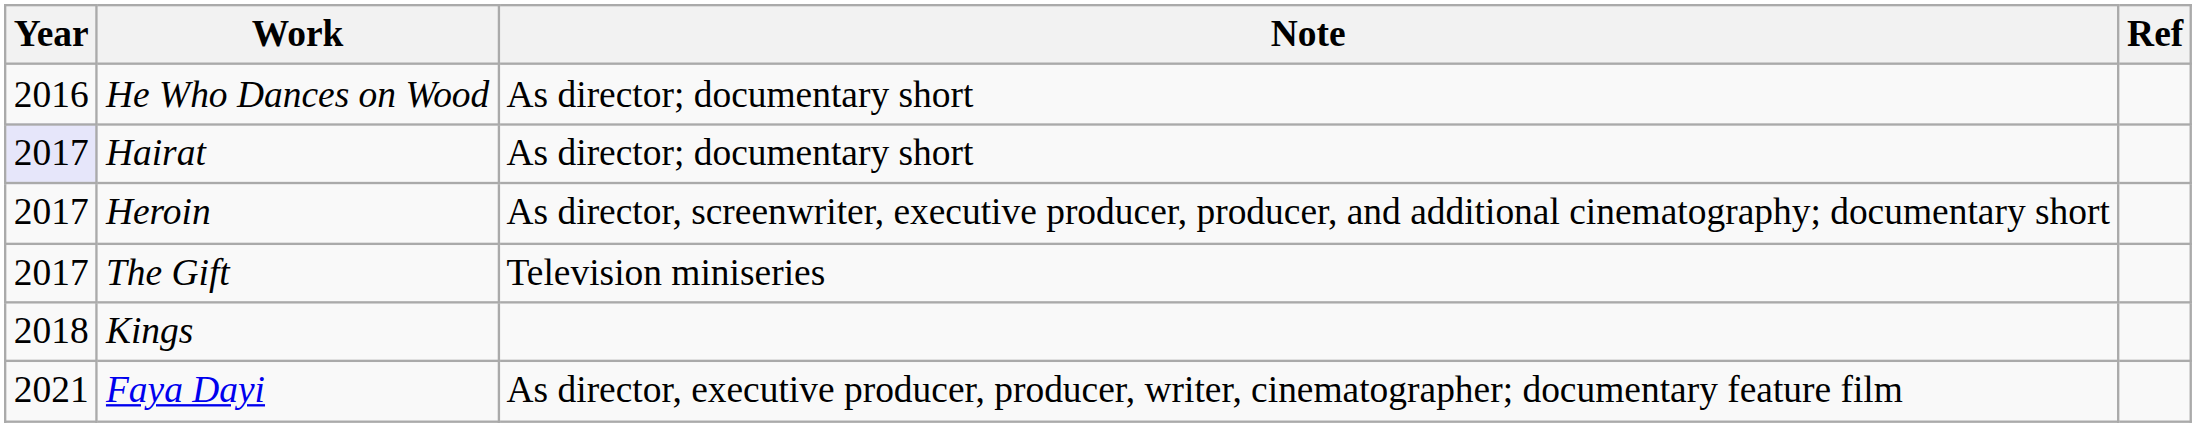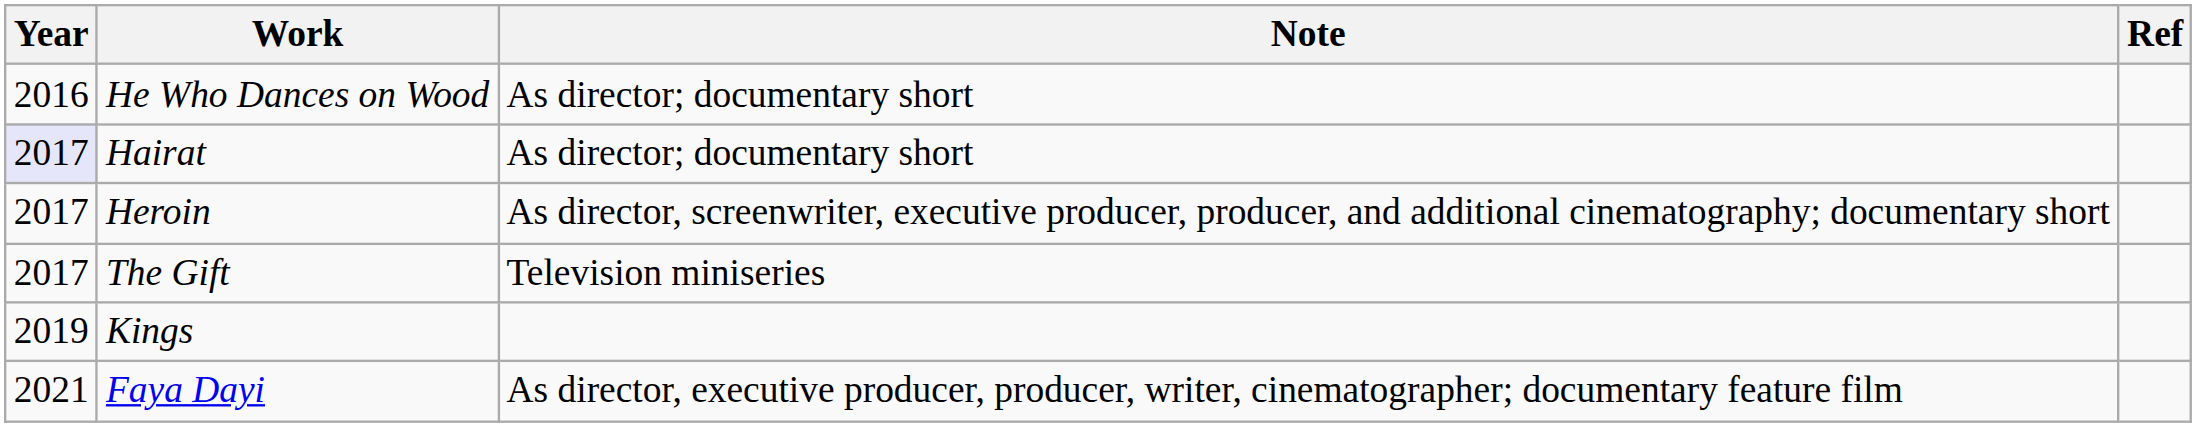(51, 331) 2018 -> (51, 331) 2019
